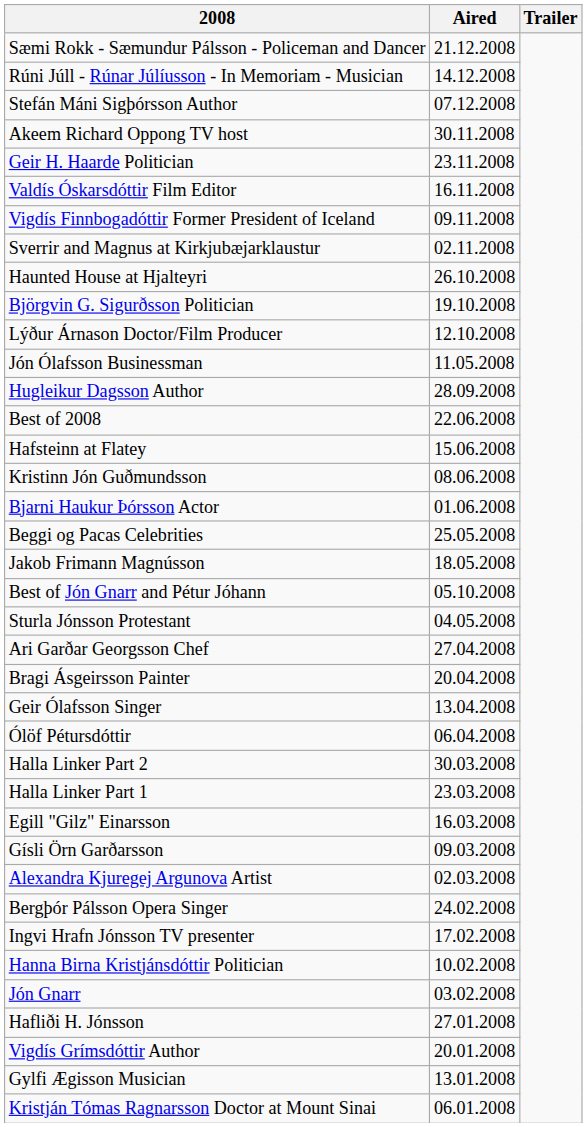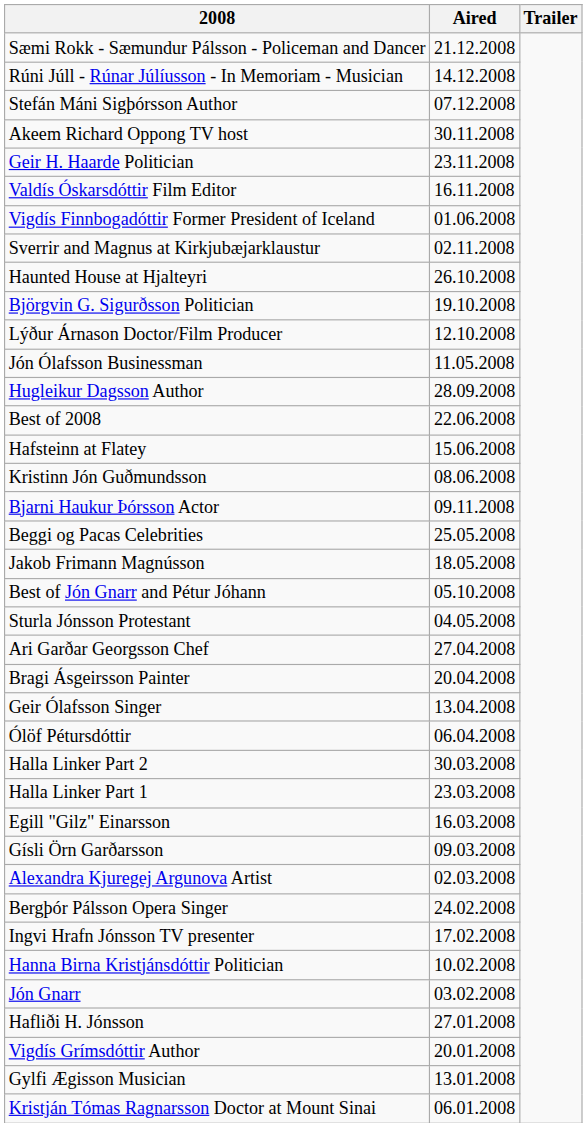(474, 219) 09.11.2008 -> (475, 219) 01.06.2008
(475, 506) 01.06.2008 -> (474, 506) 09.11.2008
